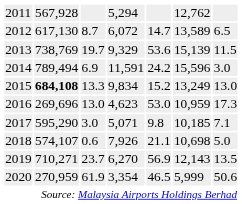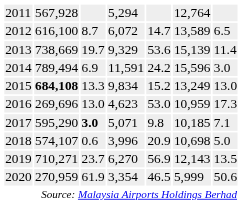(192, 13) 12,762 -> (192, 13) 12,764
(57, 31) 617,130 -> (57, 31) 616,100
(57, 49) 738,769 -> (57, 49) 738,669
(225, 49) 11.5 -> (225, 49) 11.4
(90, 122) normal -> (90, 122) bold
(123, 140) 7,926 -> (123, 140) 3,996
(159, 140) 21.1 -> (159, 140) 20.9
